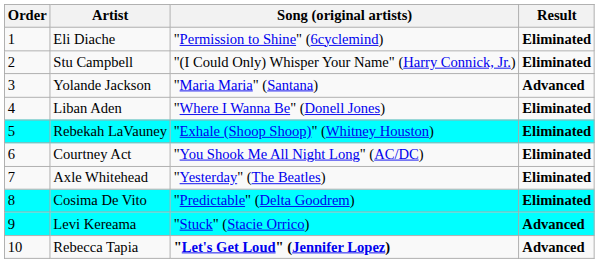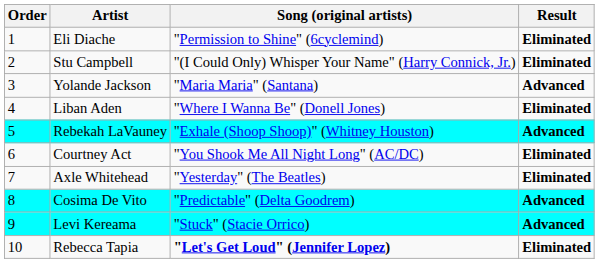(557, 131) Eliminated -> (554, 131) Advanced
(557, 200) Eliminated -> (554, 200) Advanced
(554, 246) Advanced -> (557, 246) Eliminated
